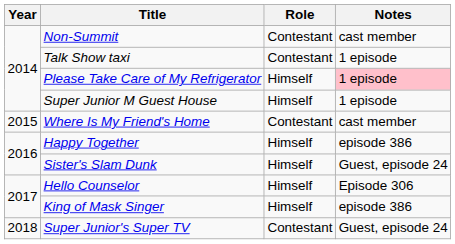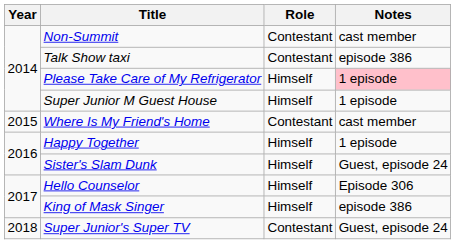(368, 57) 1 episode -> (375, 57) episode 386
(375, 143) episode 386 -> (368, 143) 1 episode
